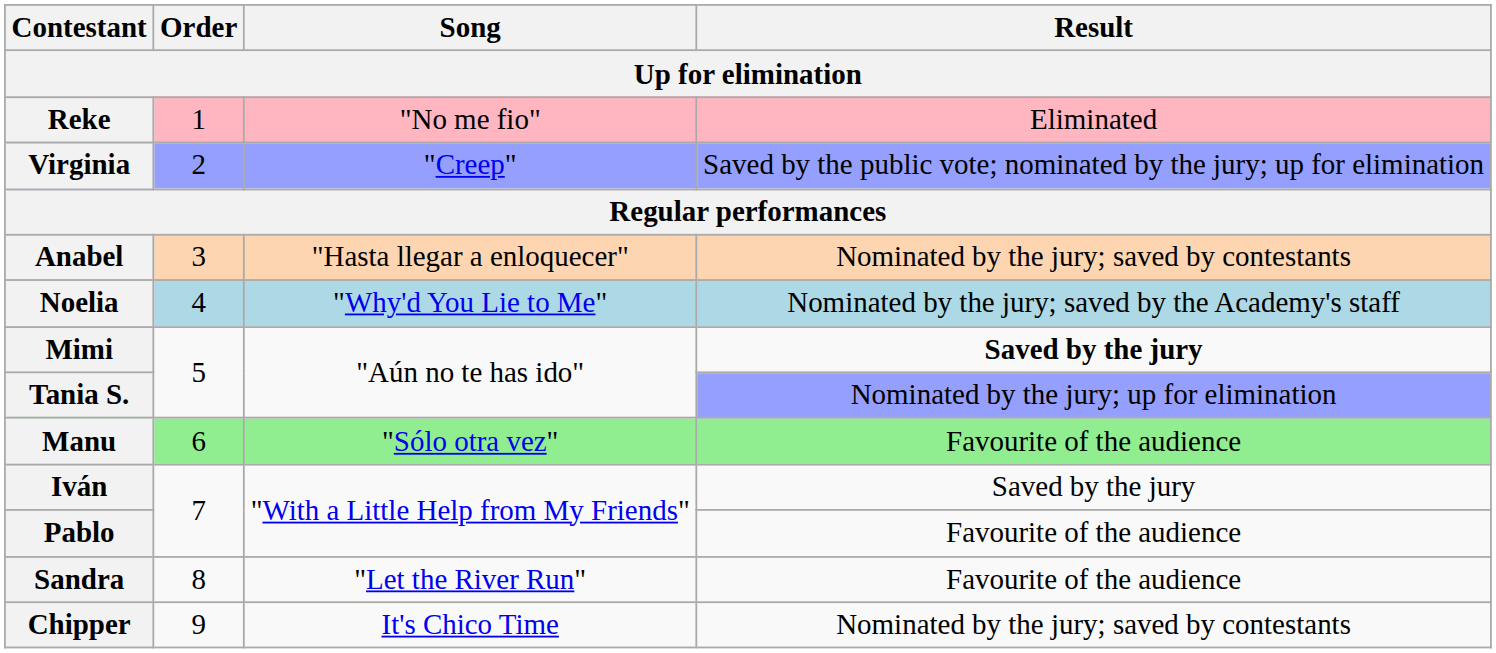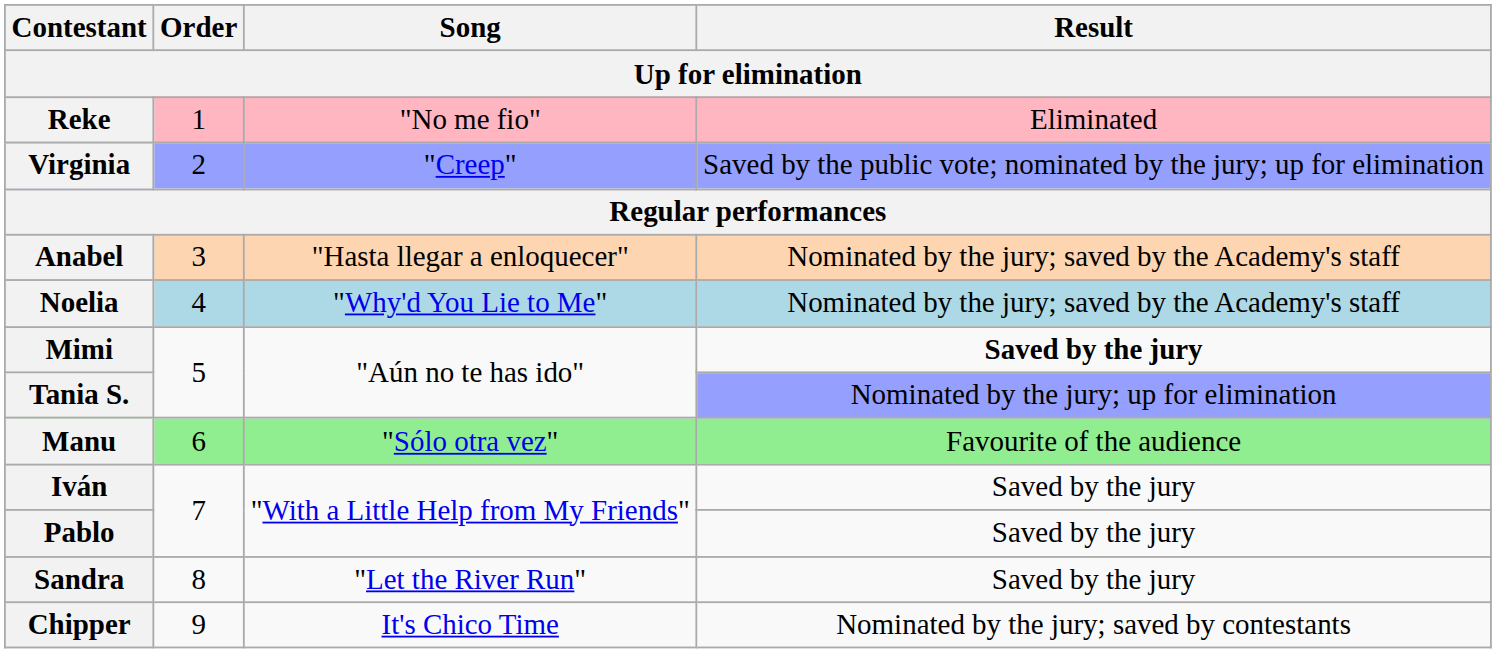(1094, 257) Nominated by the jury; saved by contestants -> (1094, 257) Nominated by the jury; saved by the Academy's staff
(1094, 532) Favourite of the audience -> (1094, 532) Saved by the jury
(1094, 578) Favourite of the audience -> (1094, 578) Saved by the jury
